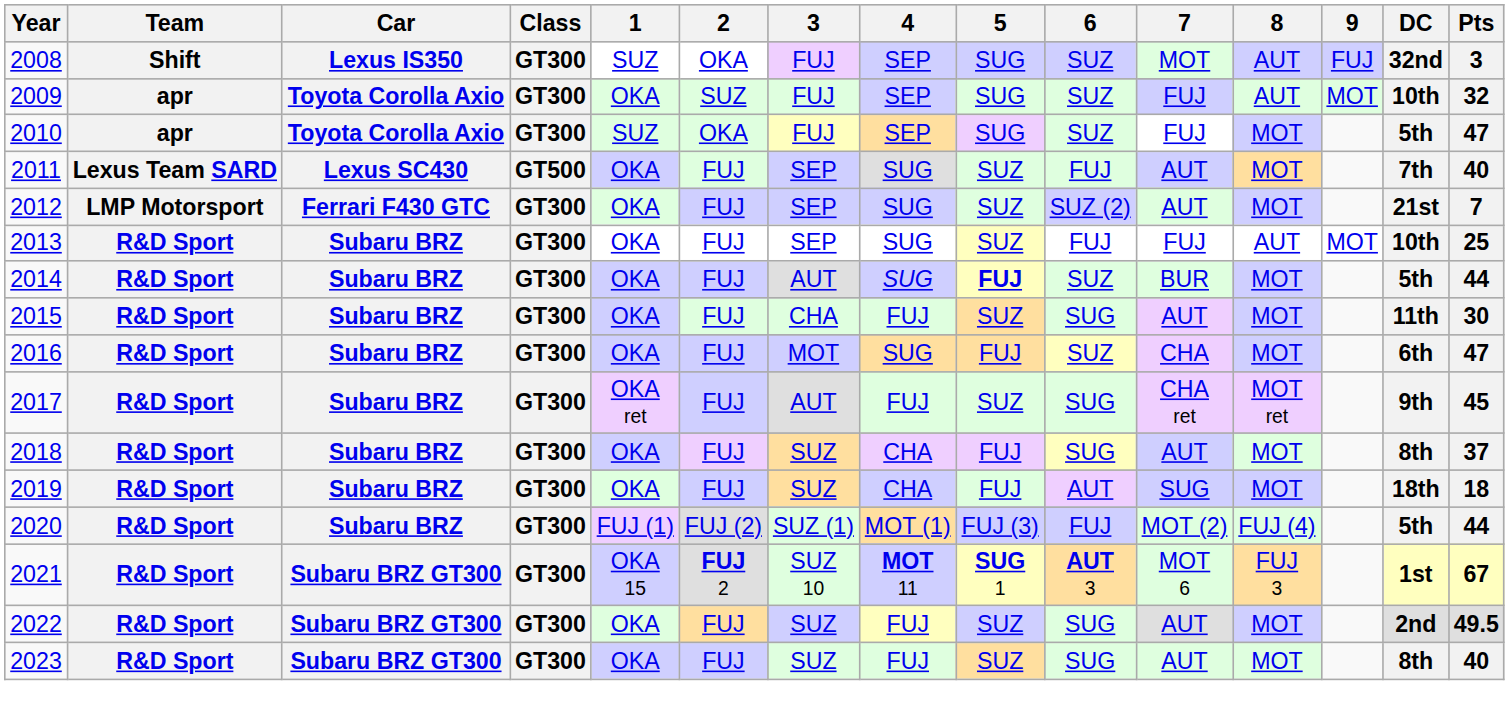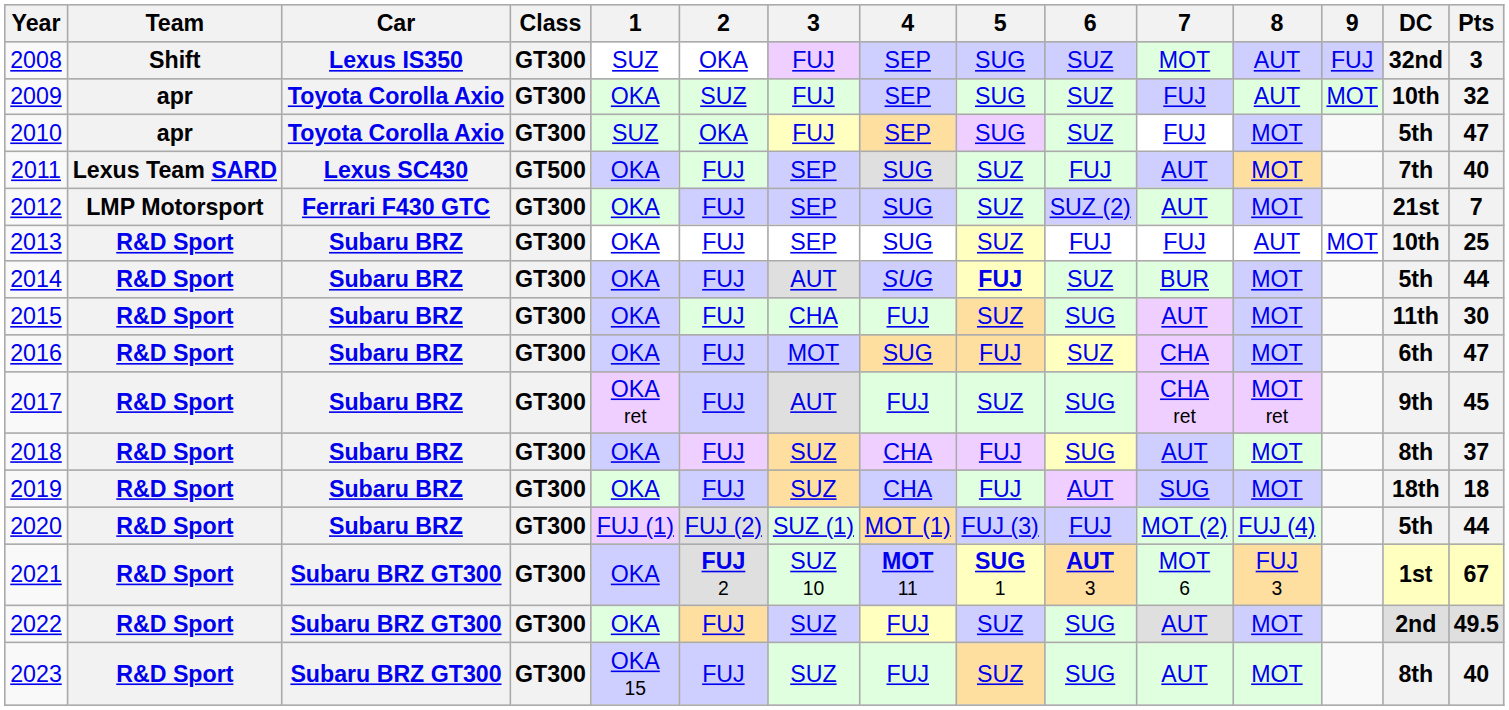(635, 575) OKA 15 -> (635, 575) OKA
(635, 661) OKA -> (635, 674) OKA 15
